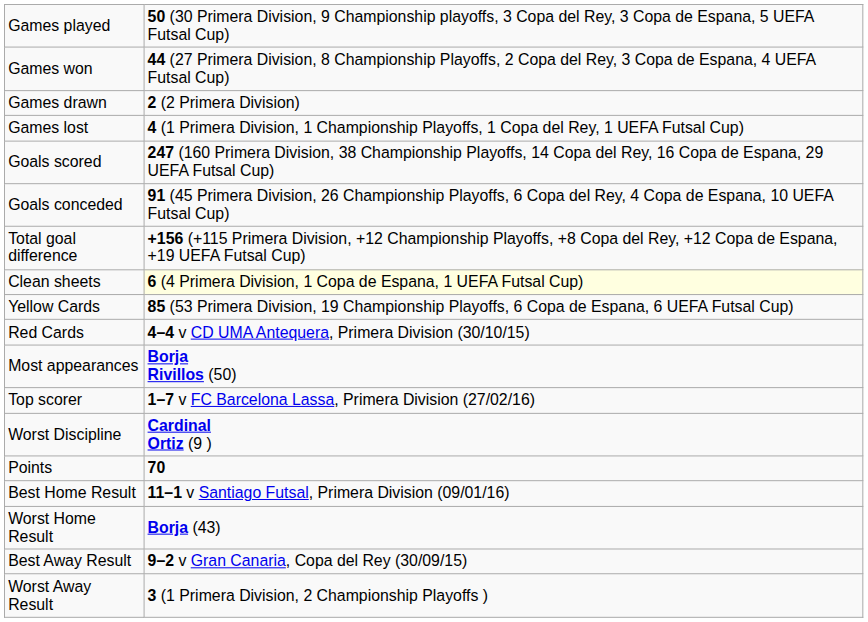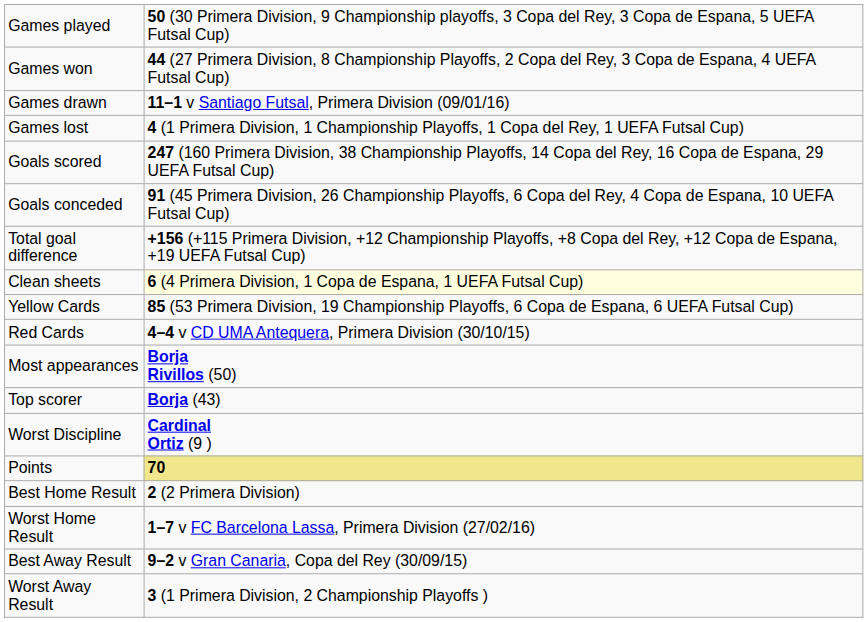(224, 102) 2 (2 Primera Division) -> (329, 102) 11–1 v Santiago Futsal, Primera Division (09/01/16)
(341, 400) 1–7 v FC Barcelona Lassa, Primera Division (27/02/16) -> (184, 400) Borja (43)
(156, 468) no background -> (156, 468) khaki background
(329, 493) 11–1 v Santiago Futsal, Primera Division (09/01/16) -> (224, 493) 2 (2 Primera Division)
(184, 527) Borja (43) -> (341, 527) 1–7 v FC Barcelona Lassa, Primera Division (27/02/16)
